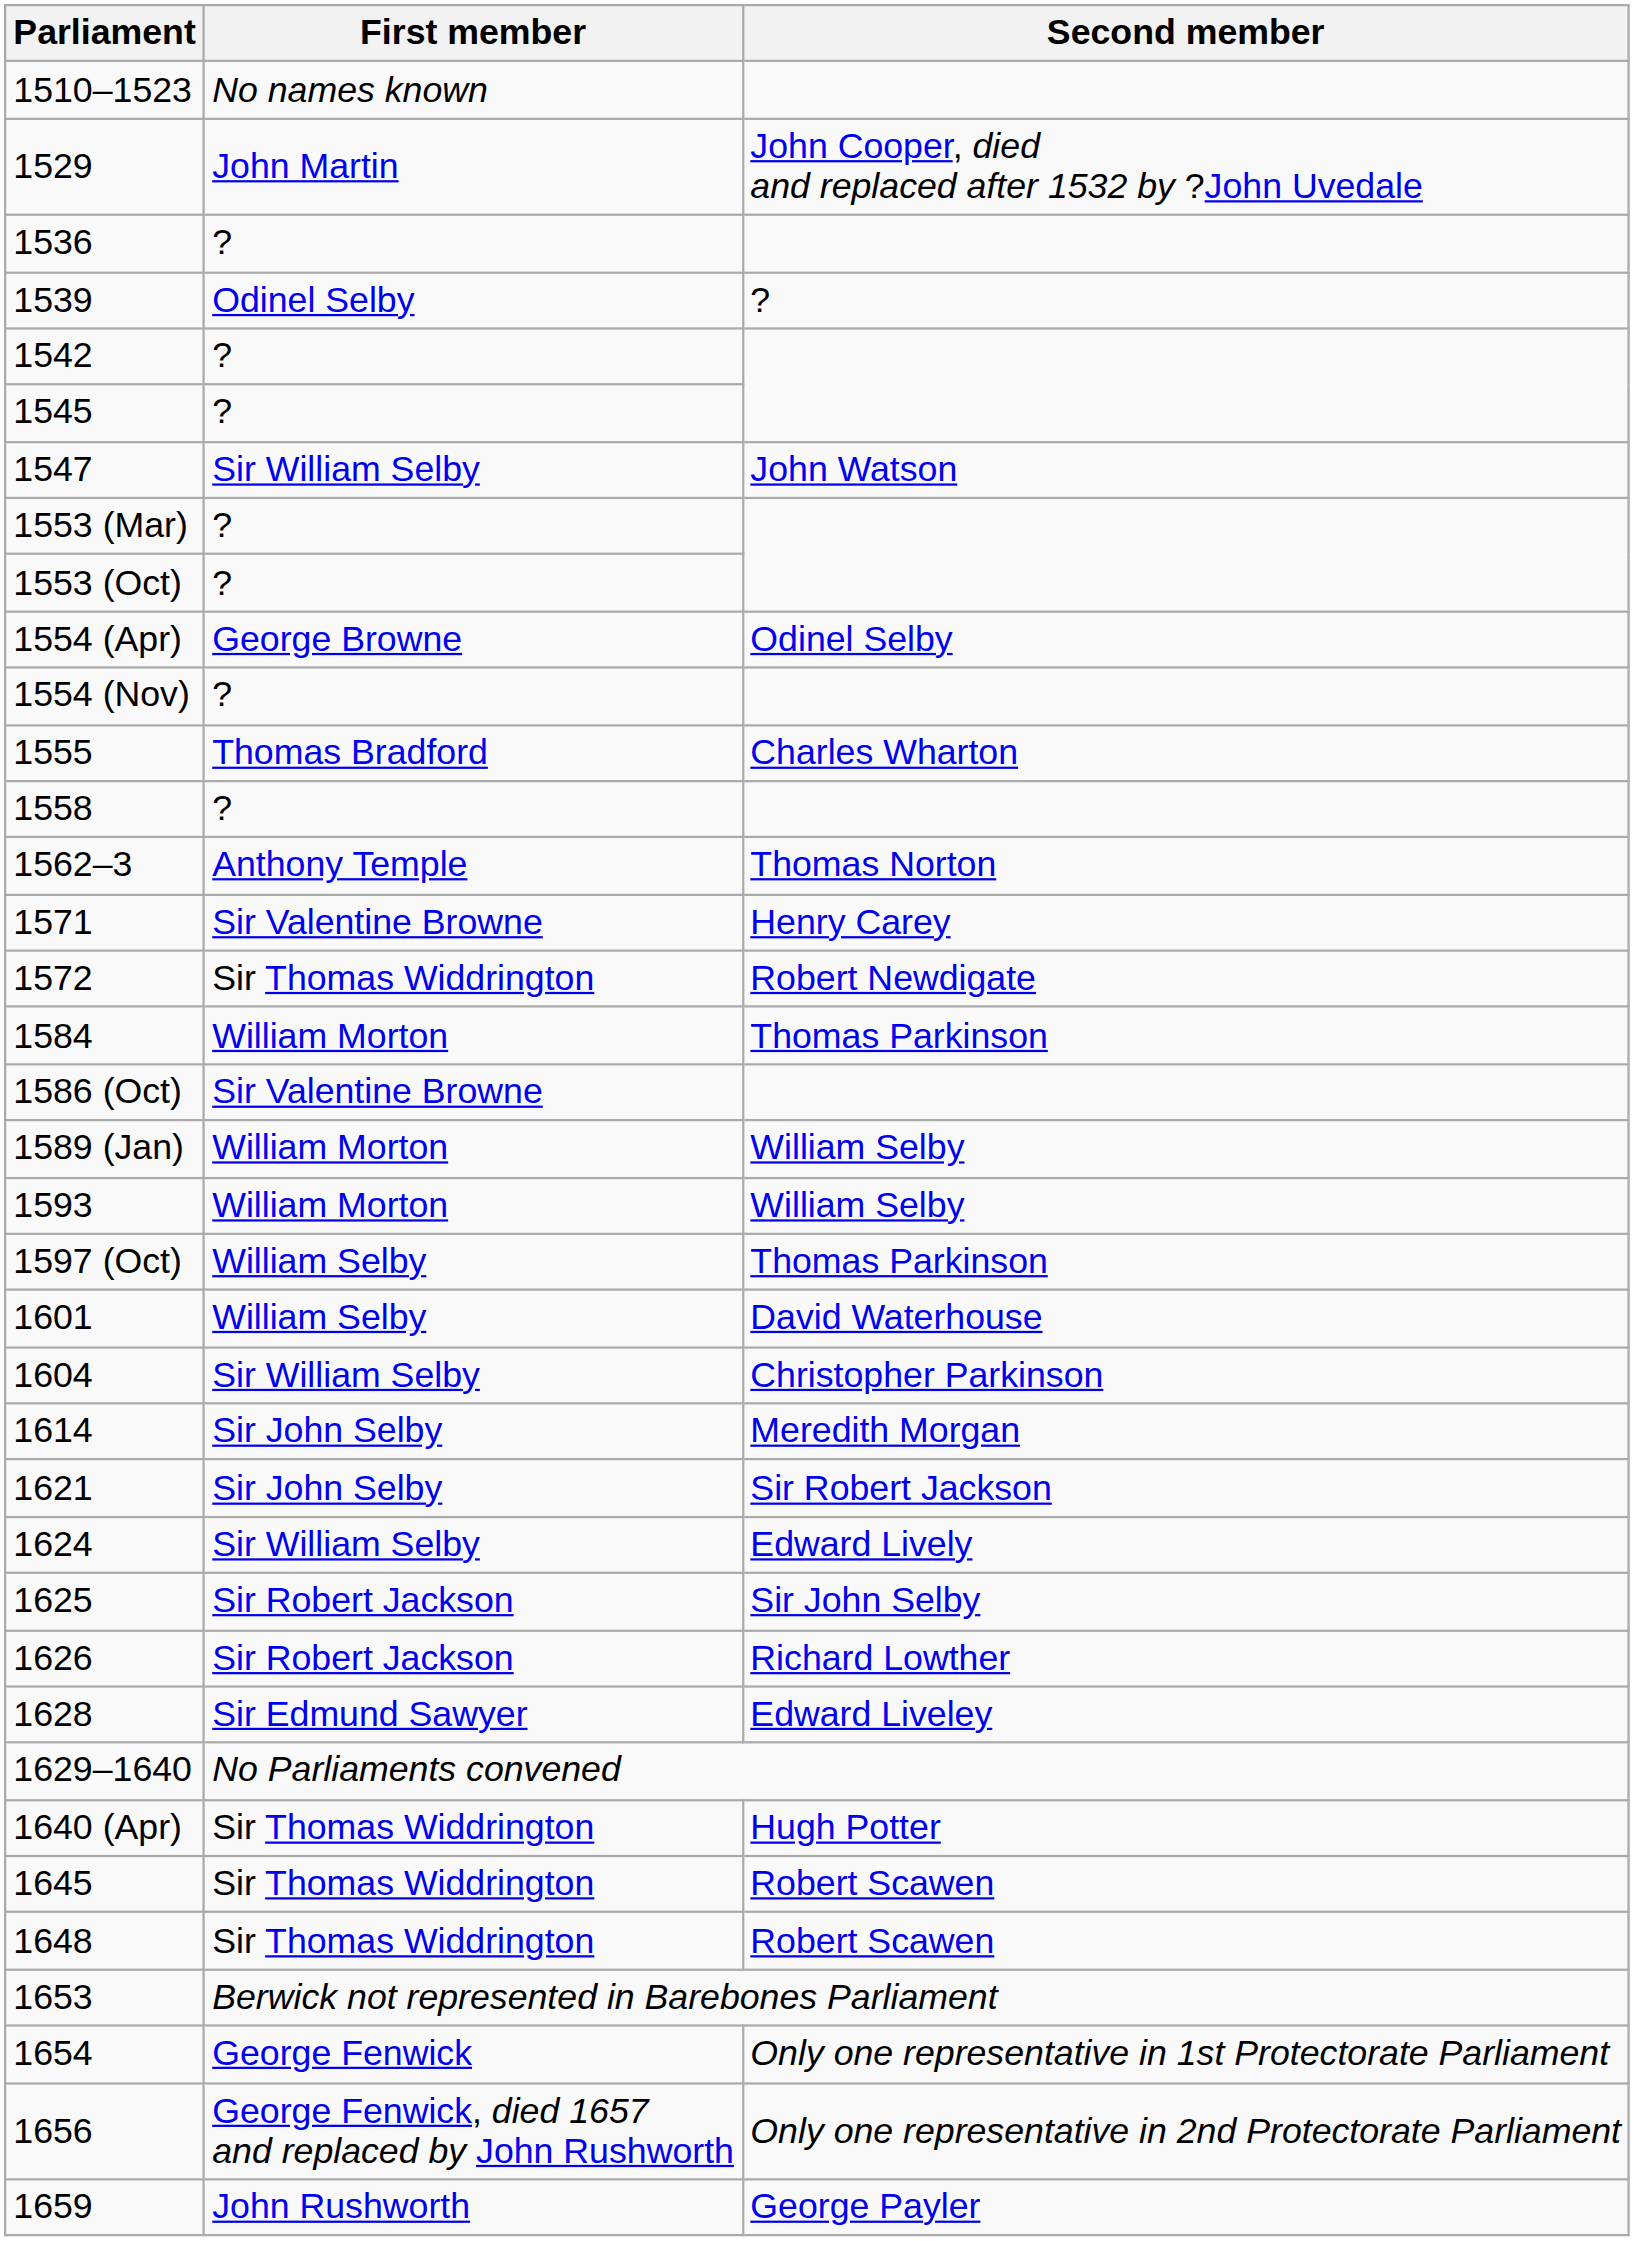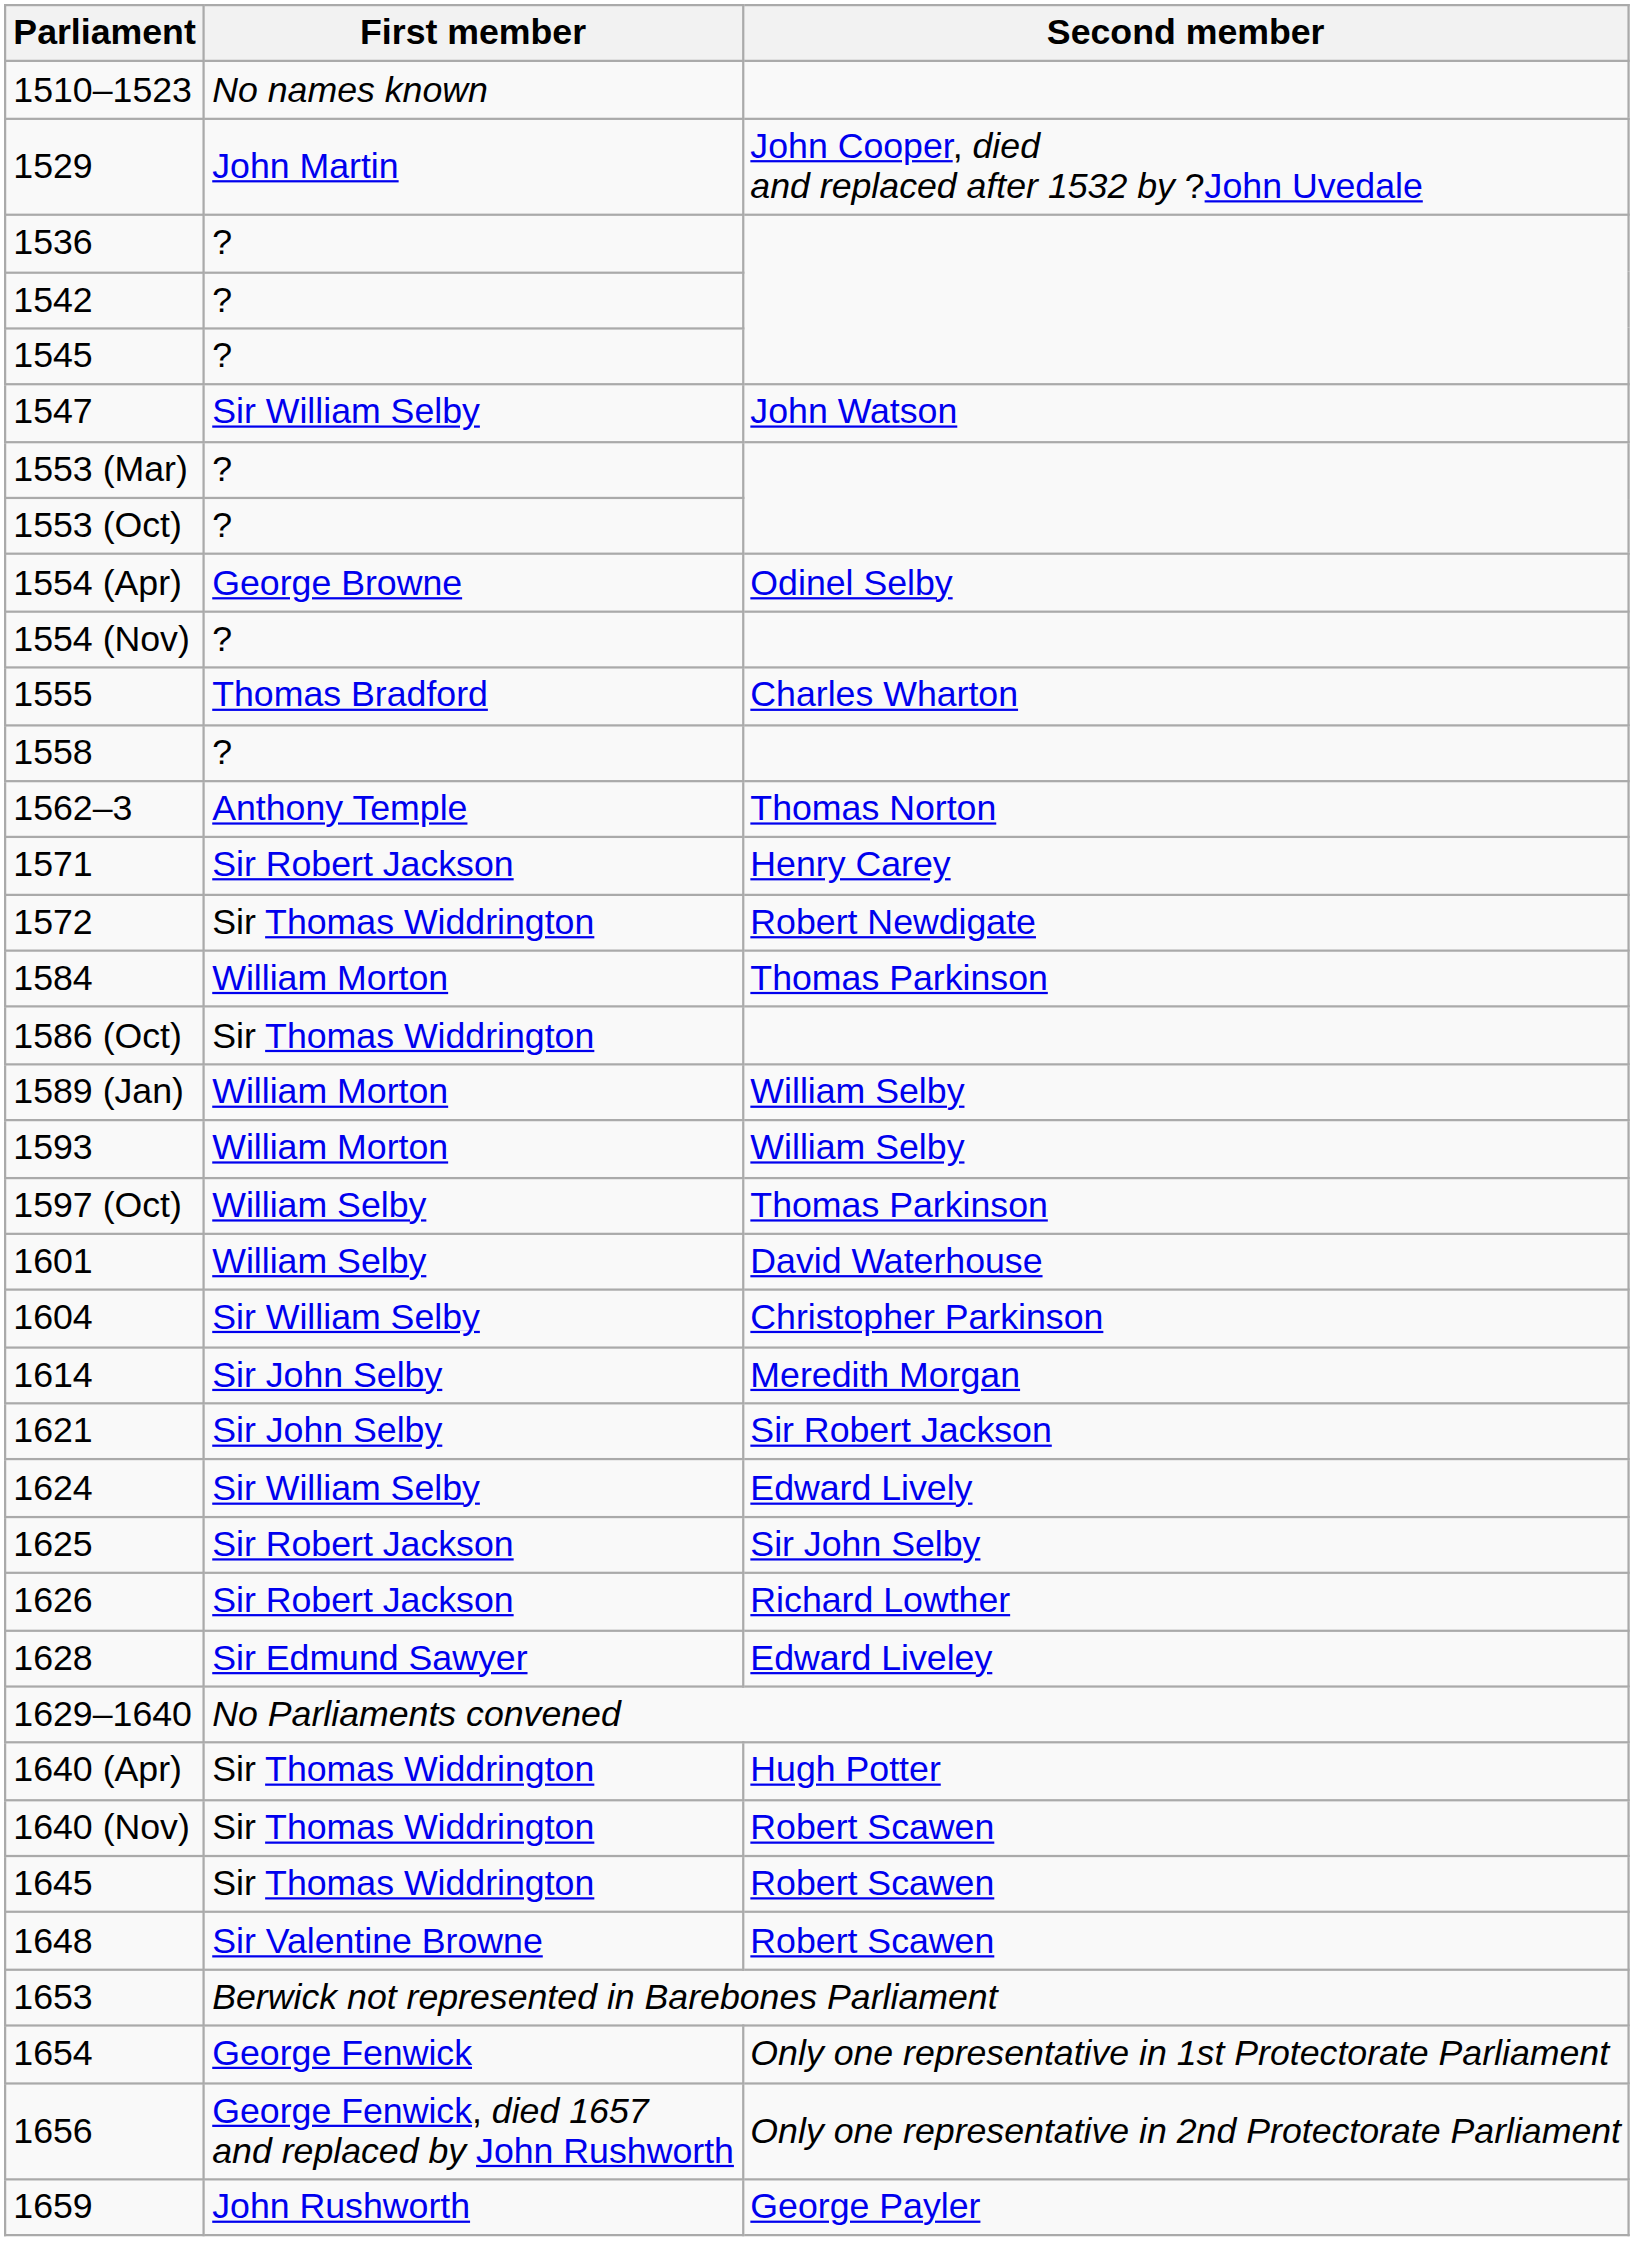- row: (53, 299)
(378, 921) Sir Valentine Browne -> (363, 865) Sir Robert Jackson
(378, 1091) Sir Valentine Browne -> (403, 1034) Sir Thomas Widdrington
+ row: (102, 1827)
(403, 1940) Sir Thomas Widdrington -> (378, 1940) Sir Valentine Browne
